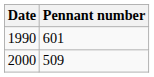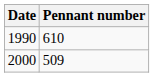(53, 38) 601 -> (53, 38) 610
